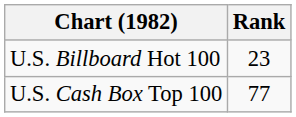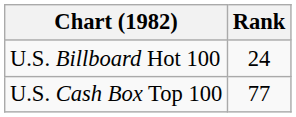(259, 58) 23 -> (259, 58) 24
